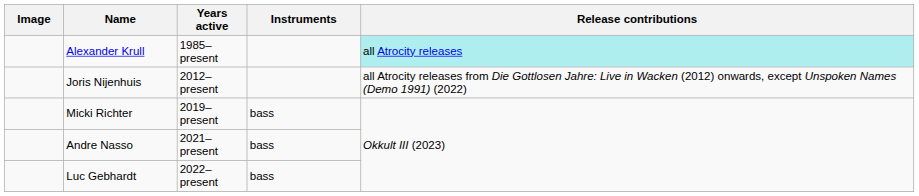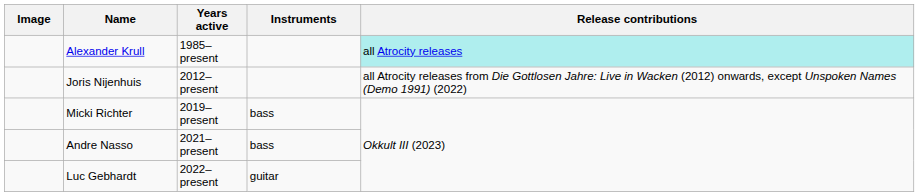(262, 176) bass -> (264, 176) guitar
